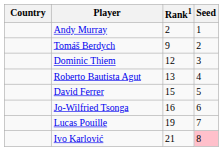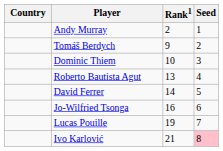(170, 61) 12 -> (170, 61) 10
(170, 92) 15 -> (170, 92) 14
